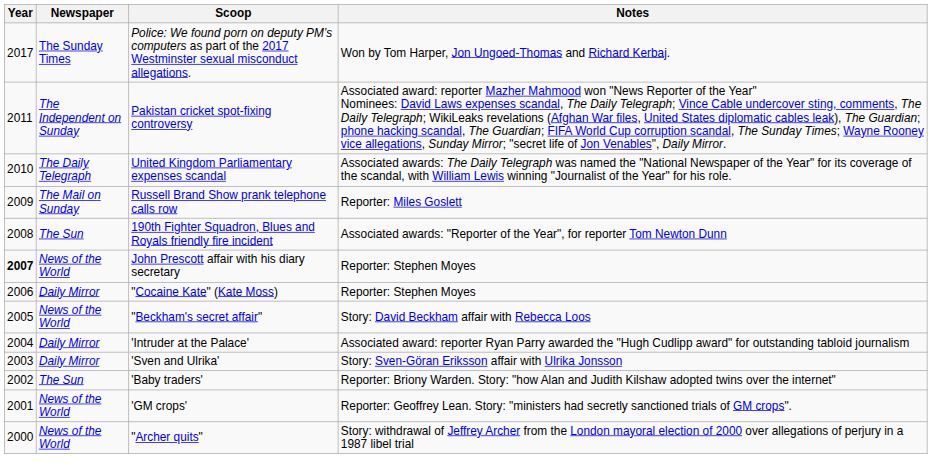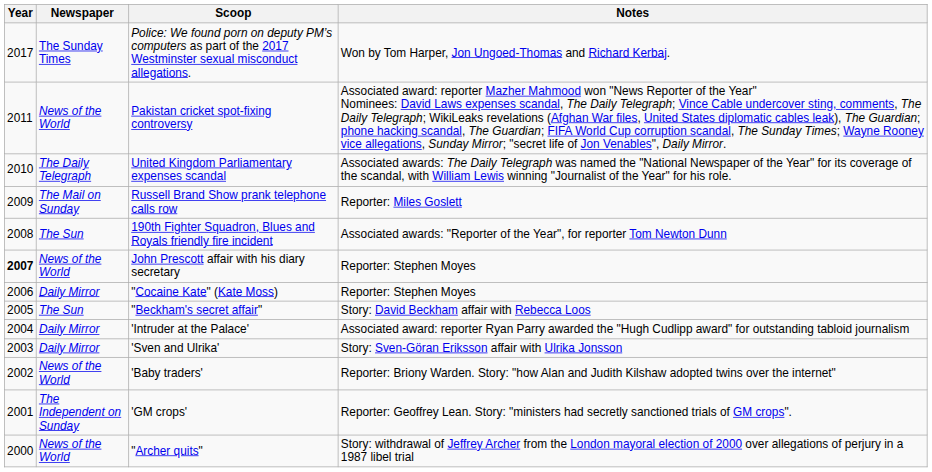(80, 118) The Independent on Sunday -> (70, 118) News of the World
(70, 317) News of the World -> (61, 310) The Sun
(61, 380) The Sun -> (70, 373) News of the World
(70, 405) News of the World -> (80, 412) The Independent on Sunday
